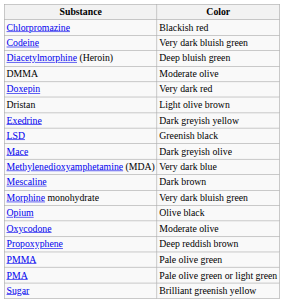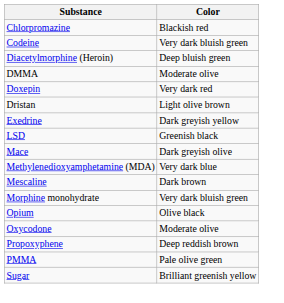- row: (17, 275)
